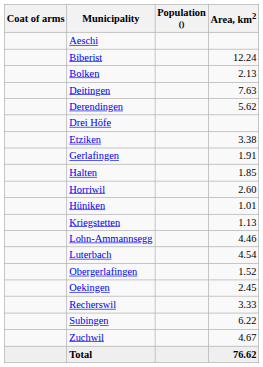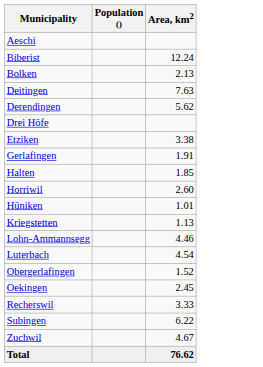- column: (36, 18)
